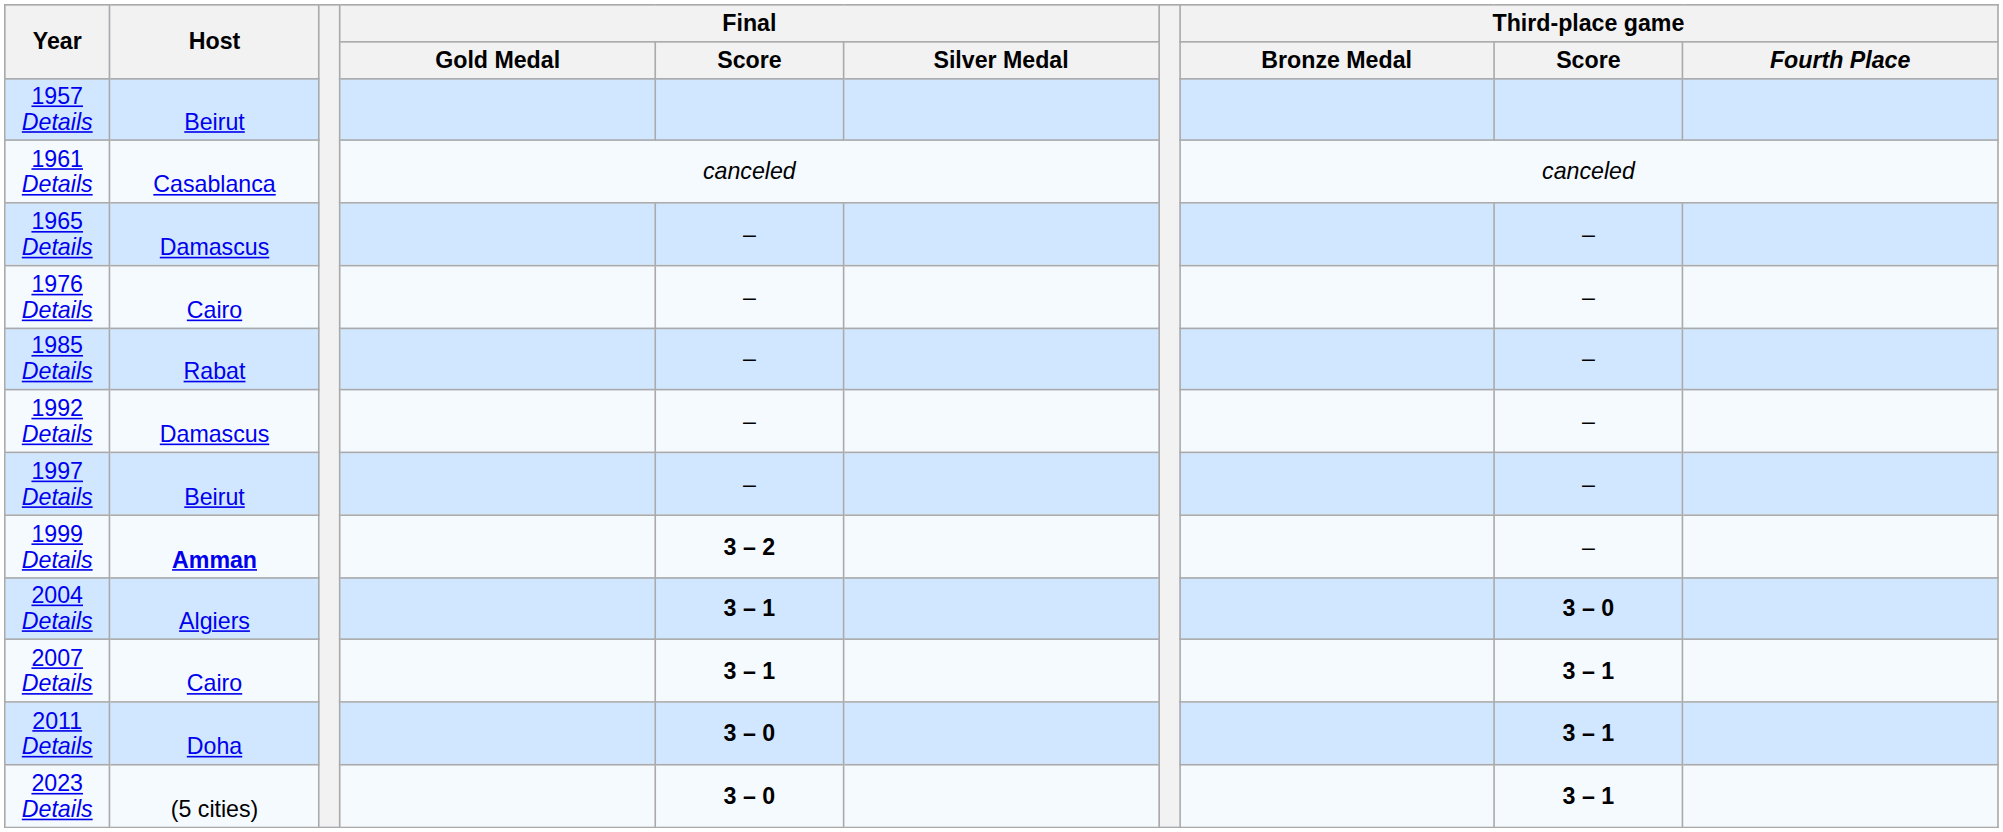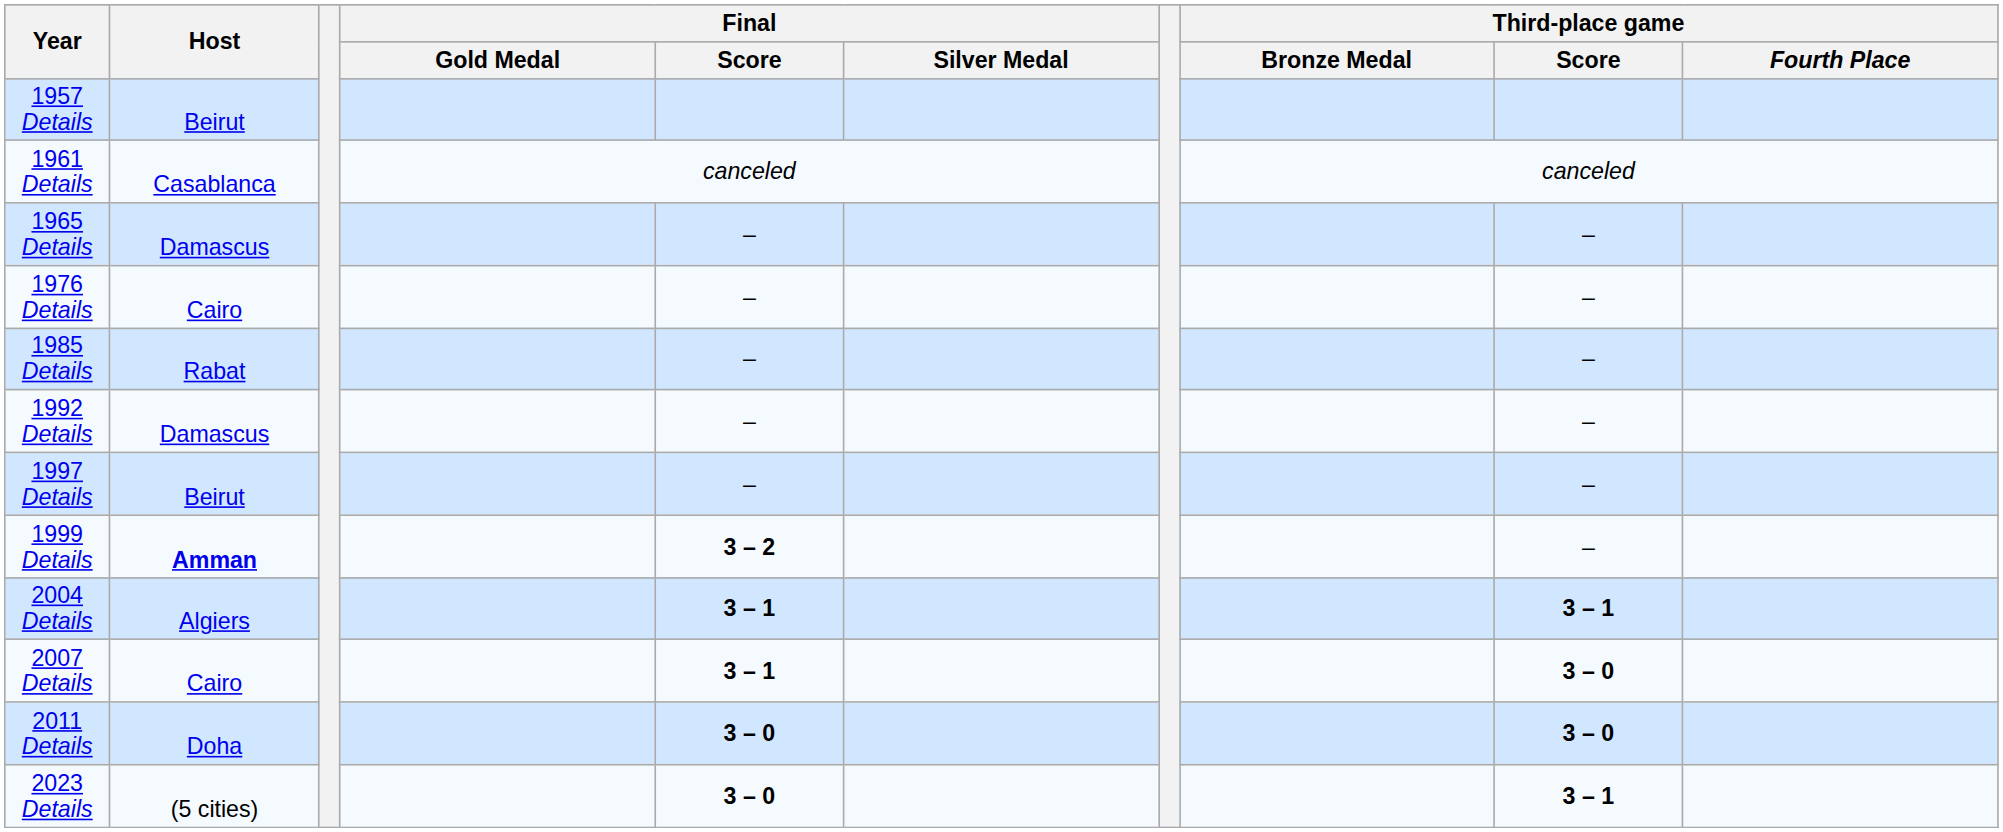(1588, 609) 3 – 0 -> (1588, 609) 3 – 1
(1588, 671) 3 – 1 -> (1588, 671) 3 – 0
(1588, 734) 3 – 1 -> (1588, 734) 3 – 0
